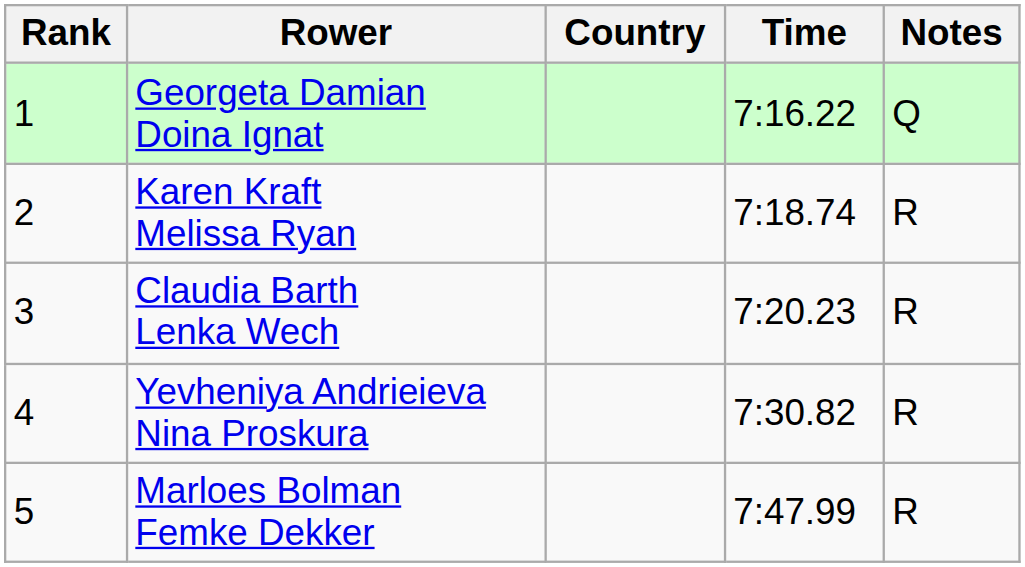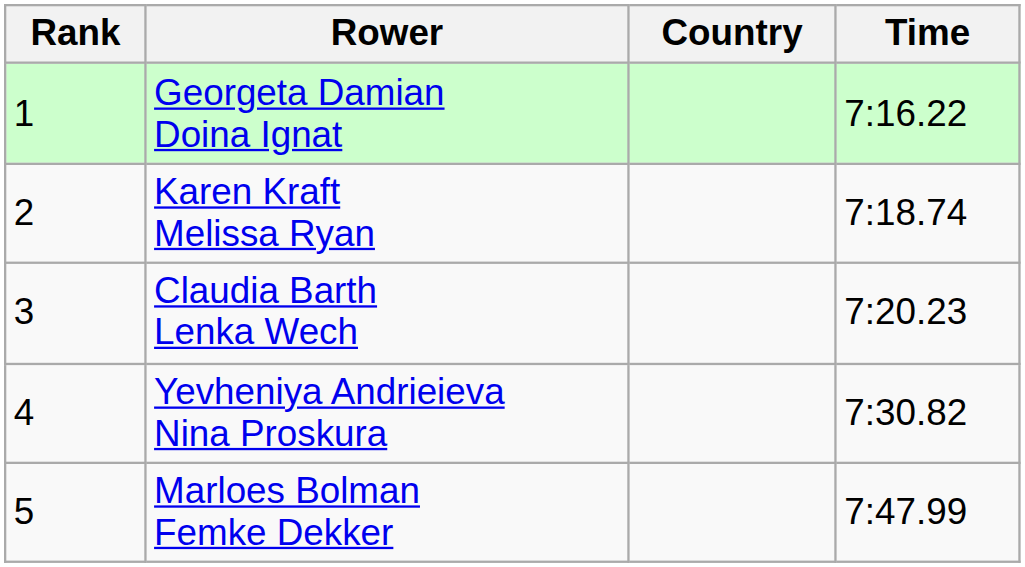- column: (952, 33)
